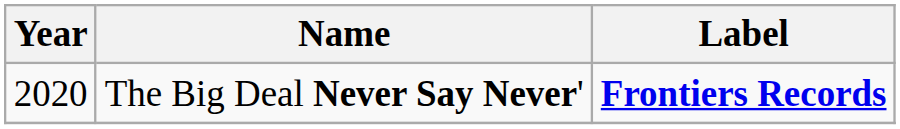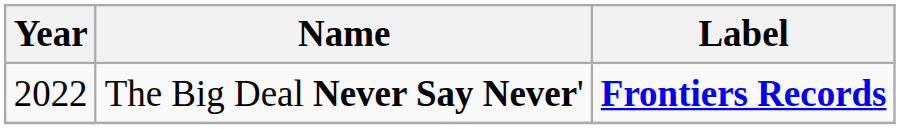(51, 92) 2020 -> (51, 92) 2022
